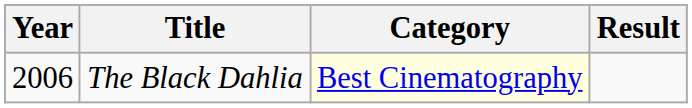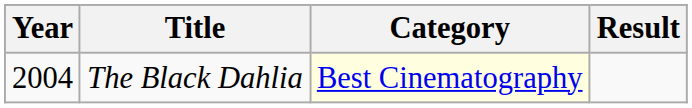(43, 77) 2006 -> (43, 77) 2004
